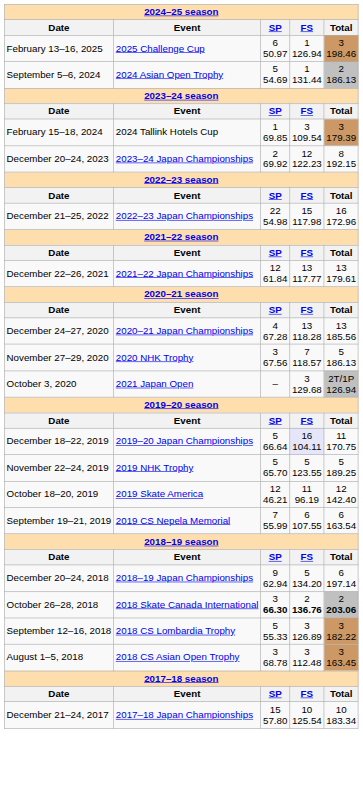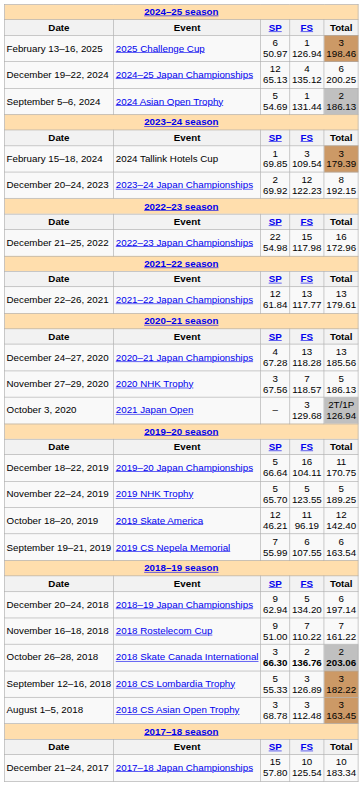+ row: (58, 75)
(307, 441) lavender background -> (307, 468) no background
+ row: (58, 631)
